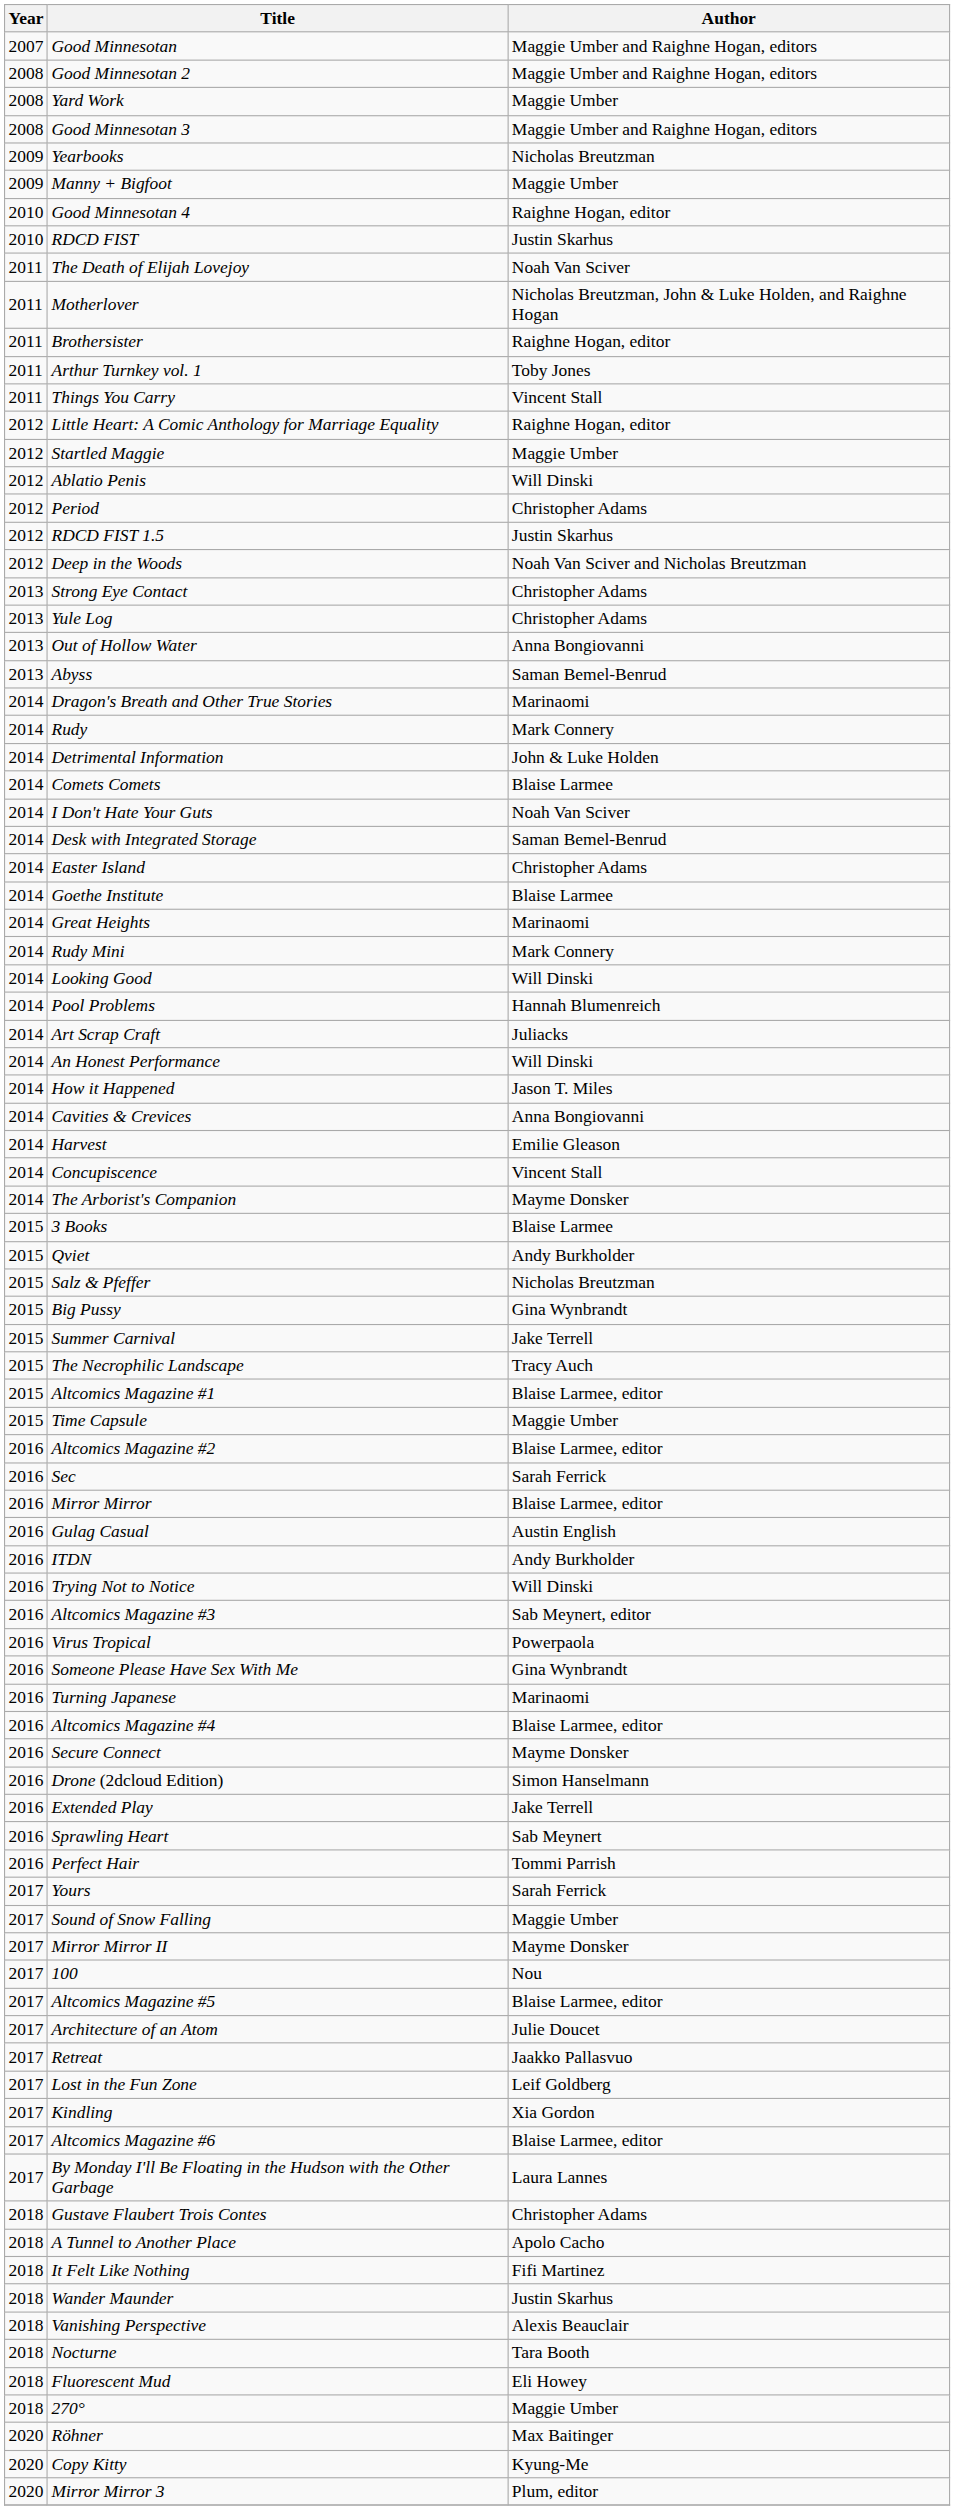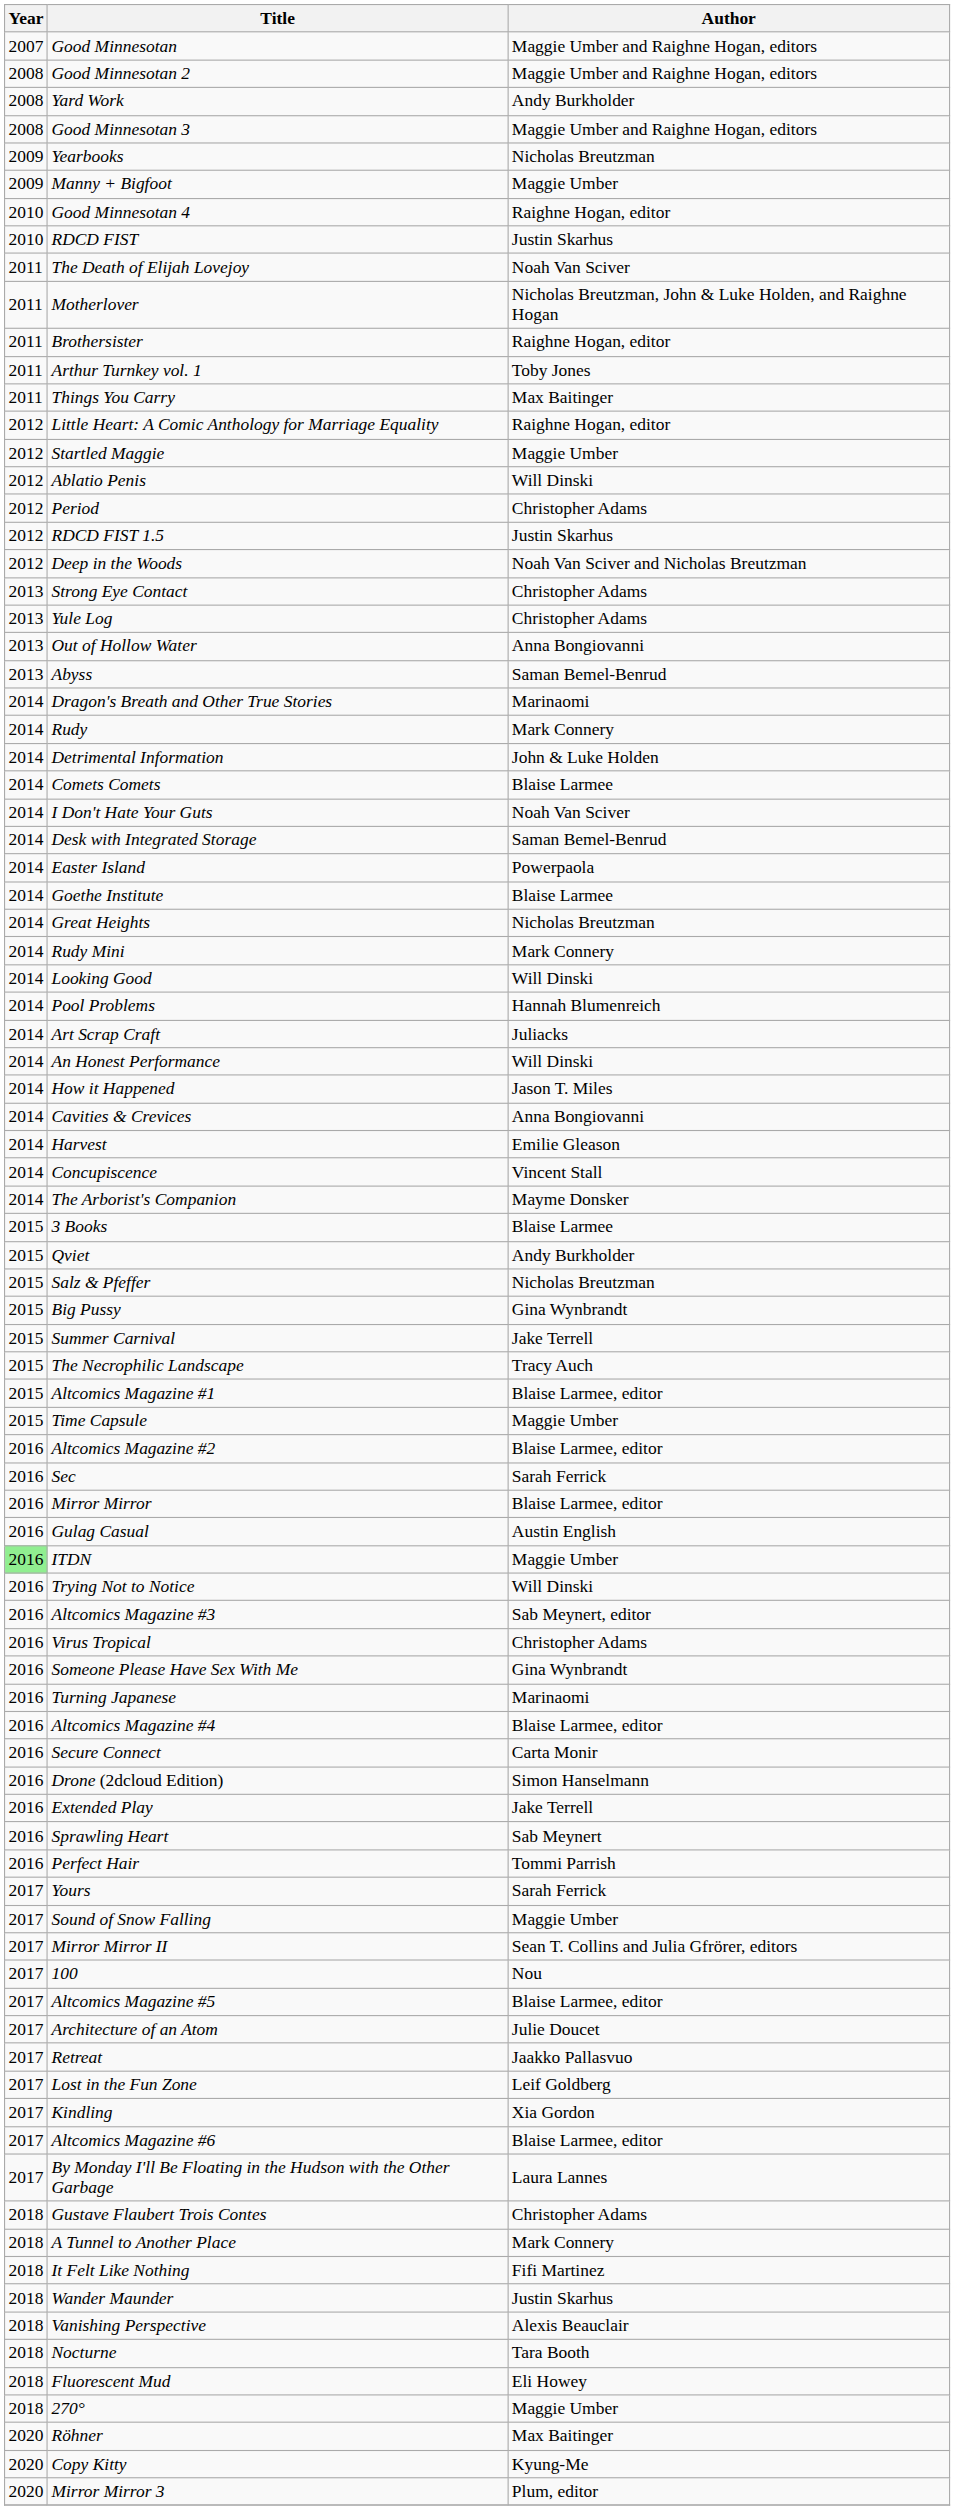(565, 101) Maggie Umber -> (573, 101) Andy Burkholder
(557, 397) Vincent Stall -> (562, 397) Max Baitinger
(579, 867) Christopher Adams -> (553, 867) Powerpaola
(551, 923) Marinaomi -> (583, 923) Nicholas Breutzman
(26, 1559) no background -> (26, 1559) lightgreen background
(573, 1559) Andy Burkholder -> (565, 1559) Maggie Umber
(553, 1642) Powerpaola -> (579, 1642) Christopher Adams
(570, 1752) Mayme Donsker -> (555, 1752) Carta Monir
(570, 1946) Mayme Donsker -> (655, 1946) Sean T. Collins and Julia Gfrörer, editors
(558, 2242) Apolo Cacho -> (563, 2242) Mark Connery
